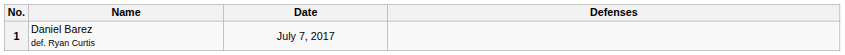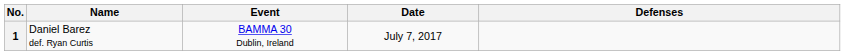+ column: (265, 13)
